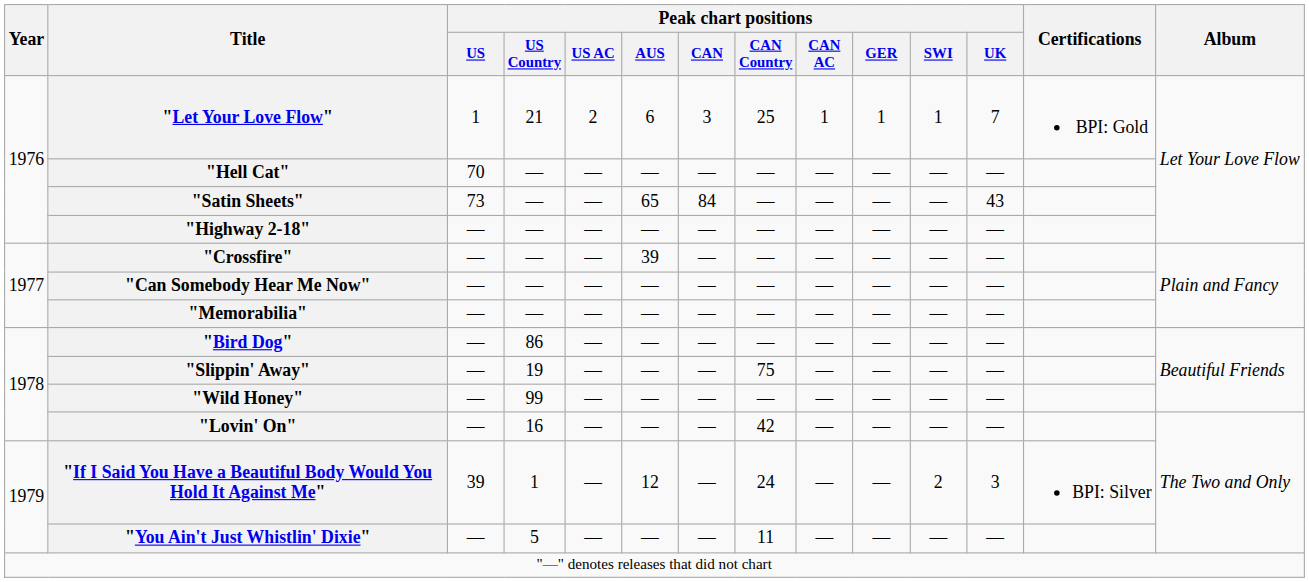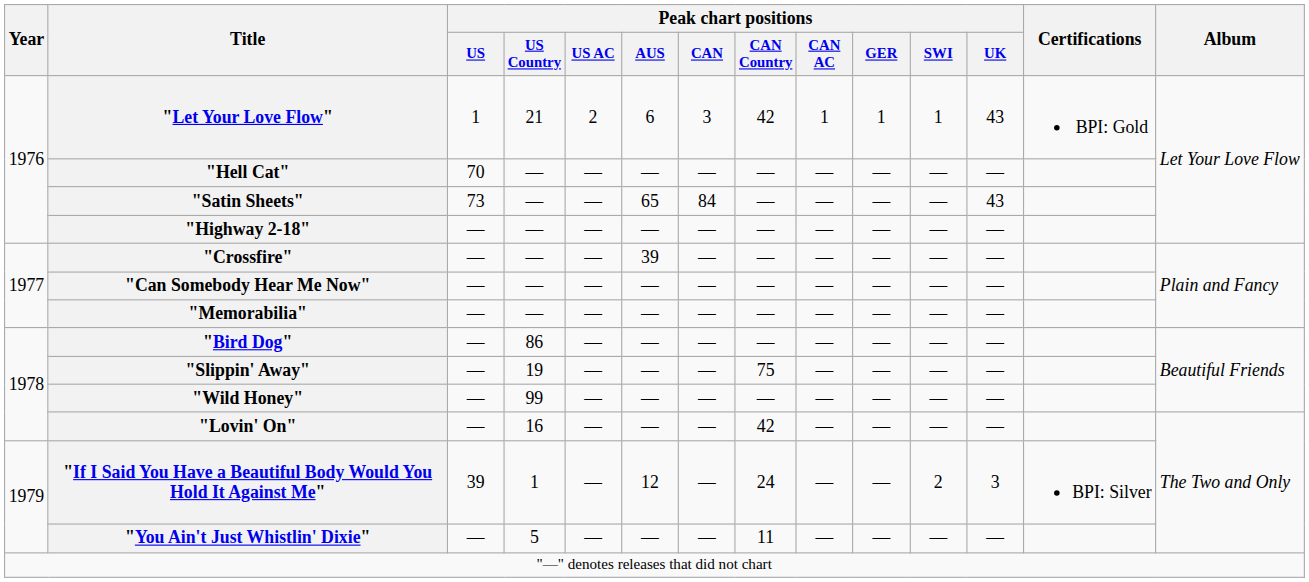(766, 117) 25 -> (766, 117) 42
(995, 117) 7 -> (995, 117) 43
